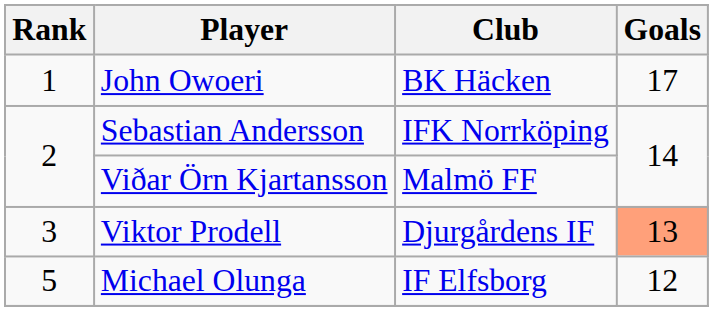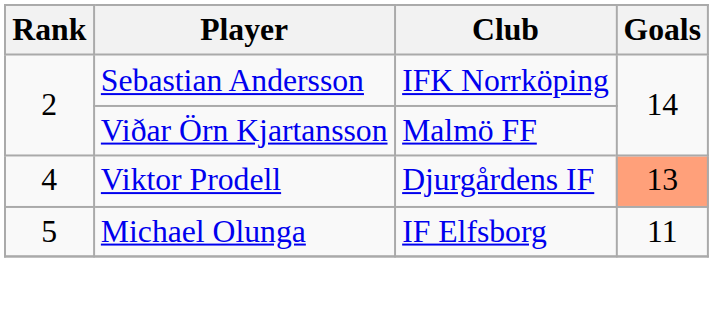- row: (182, 79)
(49, 230) 3 -> (49, 180) 4
(662, 280) 12 -> (662, 230) 11
